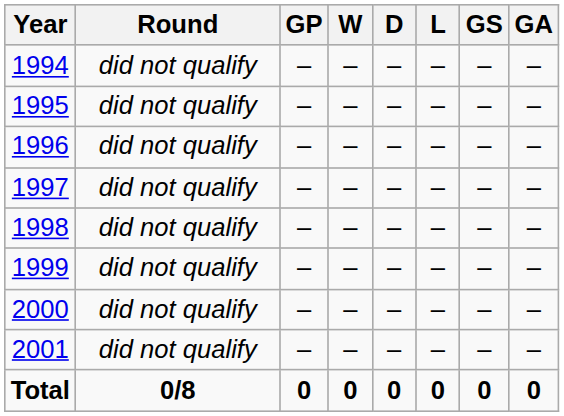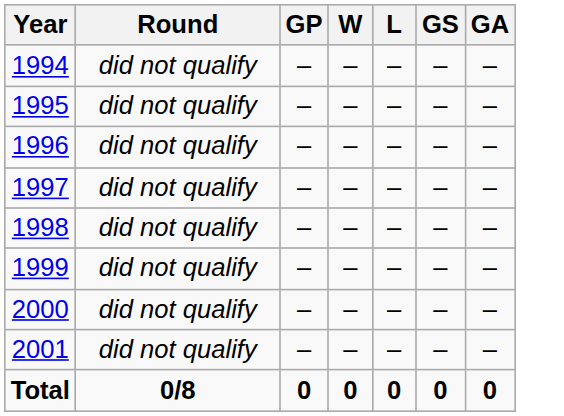- column: (394, 24)
